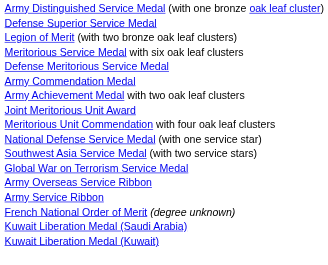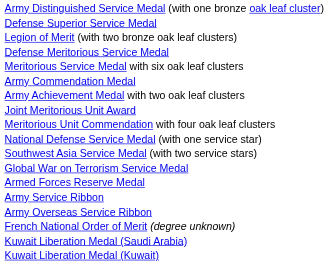rows swapped: (87, 67) <-> (124, 52)
+ row: (75, 183)
rows swapped: (54, 197) <-> (78, 183)
